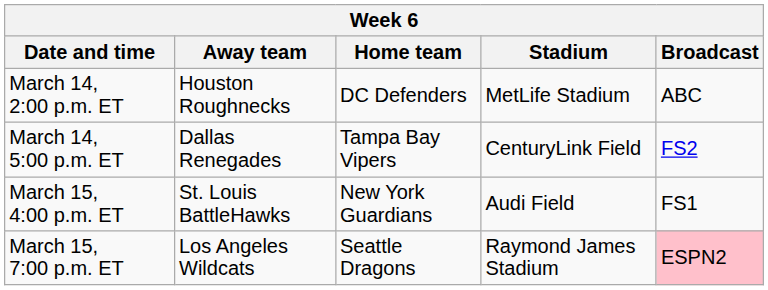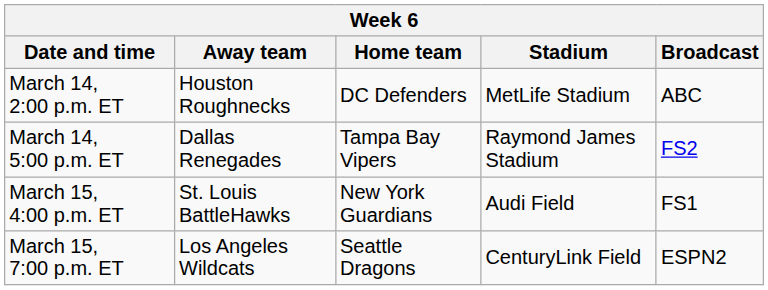(563, 149) CenturyLink Field -> (560, 149) Raymond James Stadium
(560, 257) Raymond James Stadium -> (563, 257) CenturyLink Field
(694, 257) pink background -> (694, 257) no background
